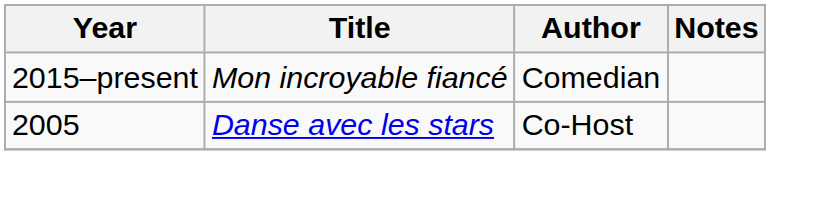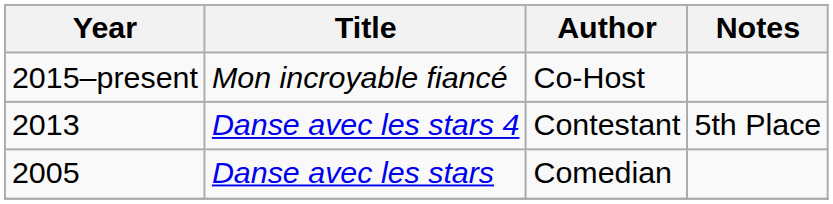(591, 76) Comedian -> (589, 76) Co-Host
+ row: (366, 125)
(577, 125) Co-Host -> (603, 173) Comedian
